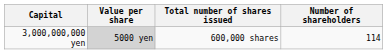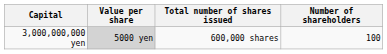(373, 38) 114 -> (373, 38) 100
